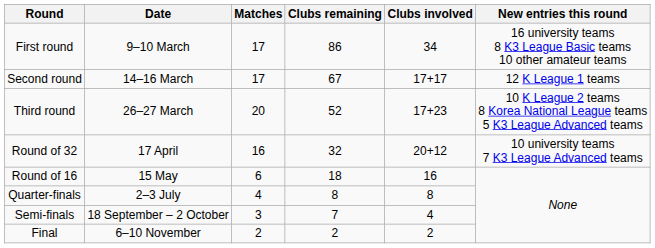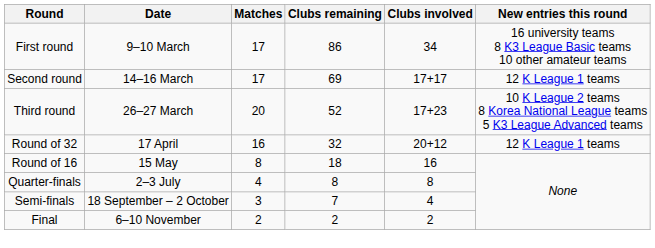(335, 79) 67 -> (335, 79) 69
(563, 150) 10 university teams 7 K3 League Advanced teams -> (563, 144) 12 K League 1 teams
(258, 176) 6 -> (258, 163) 8
